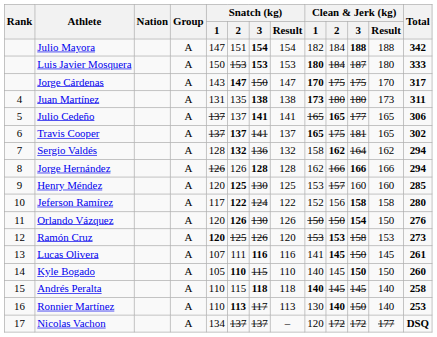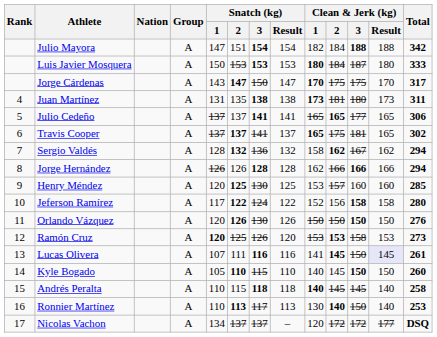(337, 99) 180 -> (337, 99) 181
(358, 151) 164 -> (358, 151) 167
(358, 220) 154 -> (358, 220) 150
(386, 254) no background -> (386, 254) lavender background
